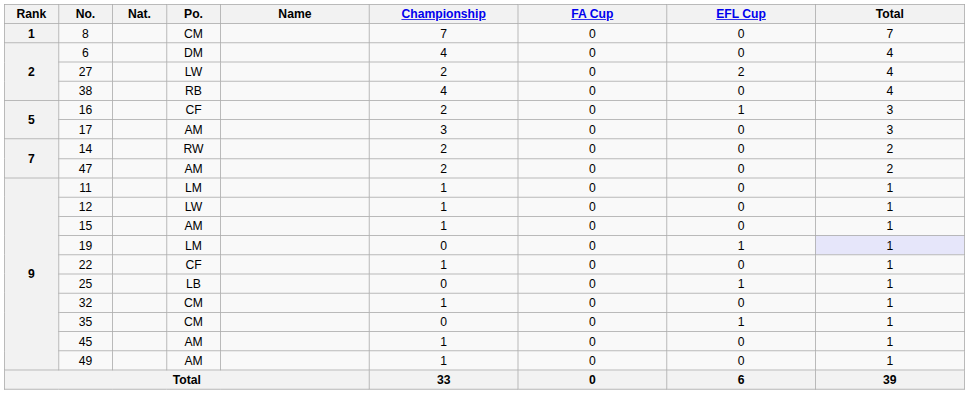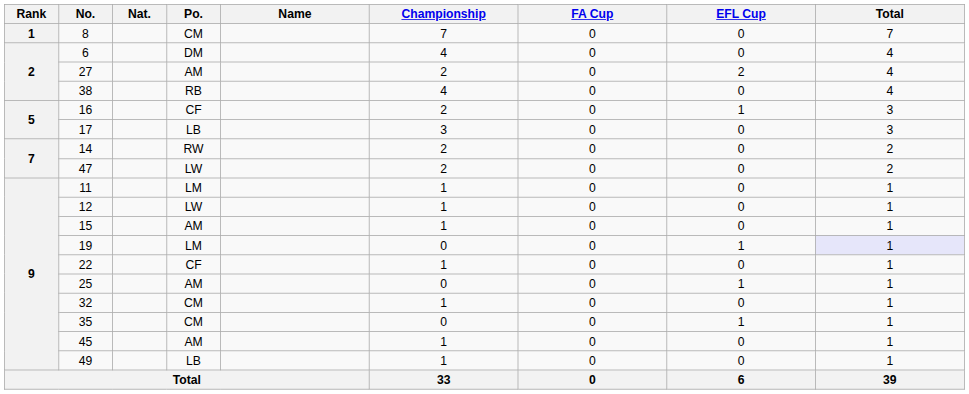(194, 72) LW -> (194, 72) AM
(194, 130) AM -> (194, 130) LB
(194, 168) AM -> (194, 168) LW
(194, 284) LB -> (194, 284) AM
(194, 361) AM -> (194, 361) LB
